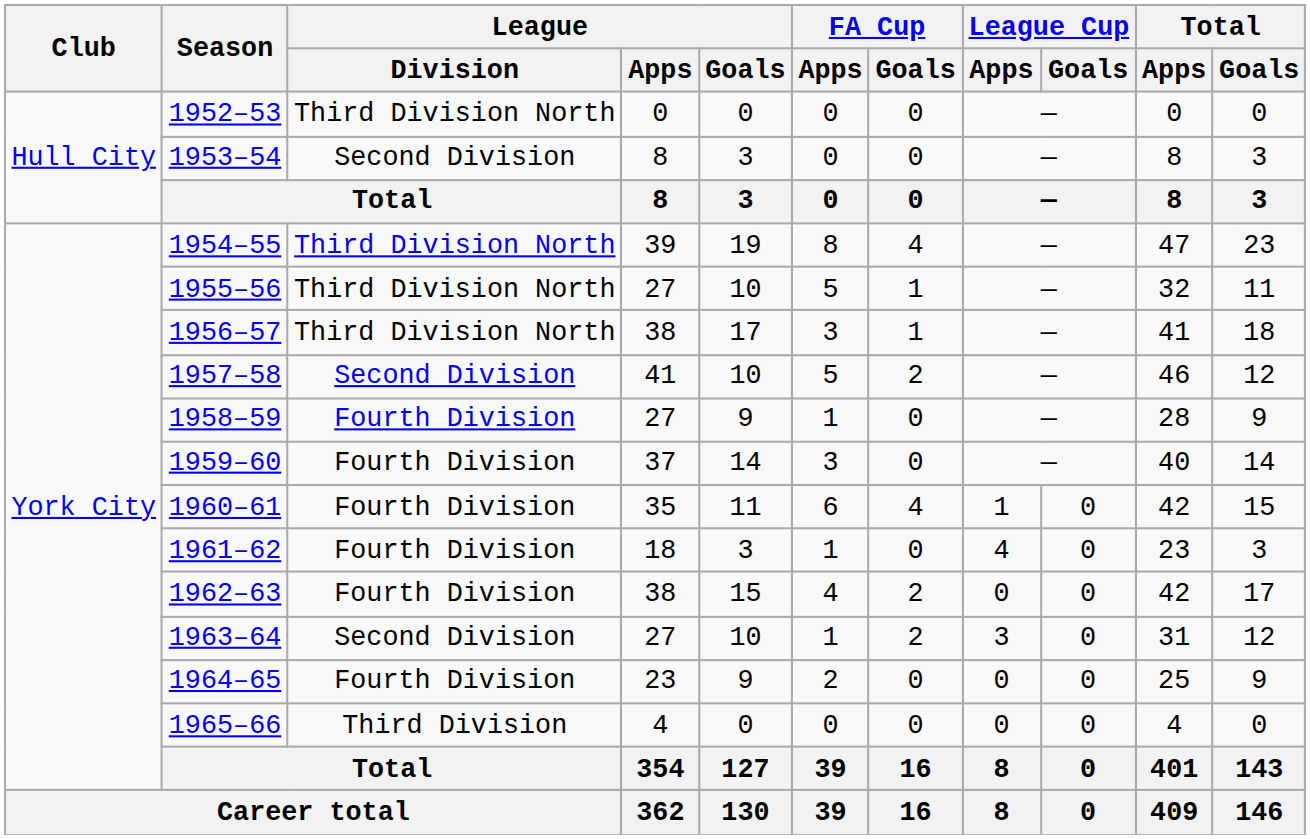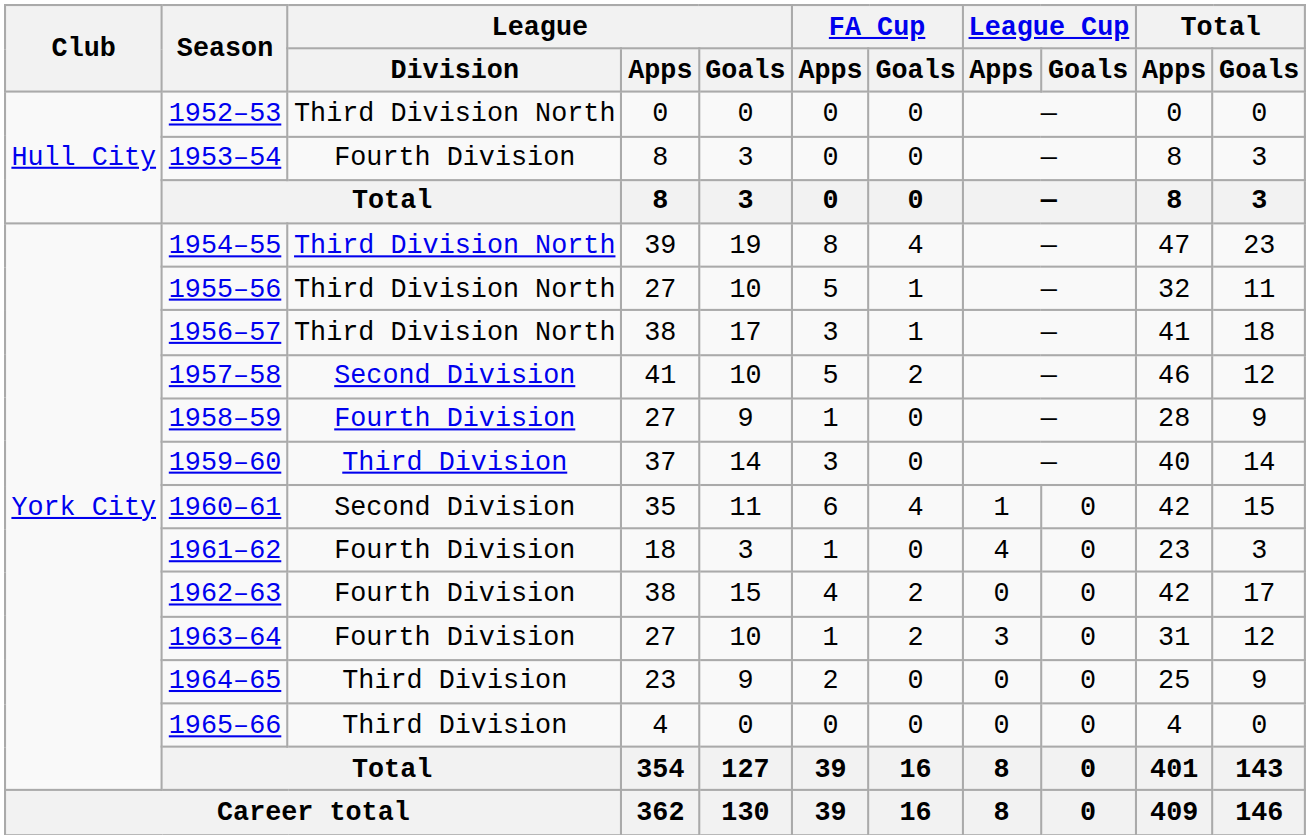(455, 158) Second Division -> (455, 158) Fourth Division
(455, 463) Fourth Division -> (455, 463) Third Division
(455, 507) Fourth Division -> (455, 507) Second Division
(455, 638) Second Division -> (455, 638) Fourth Division
(455, 682) Fourth Division -> (455, 682) Third Division
